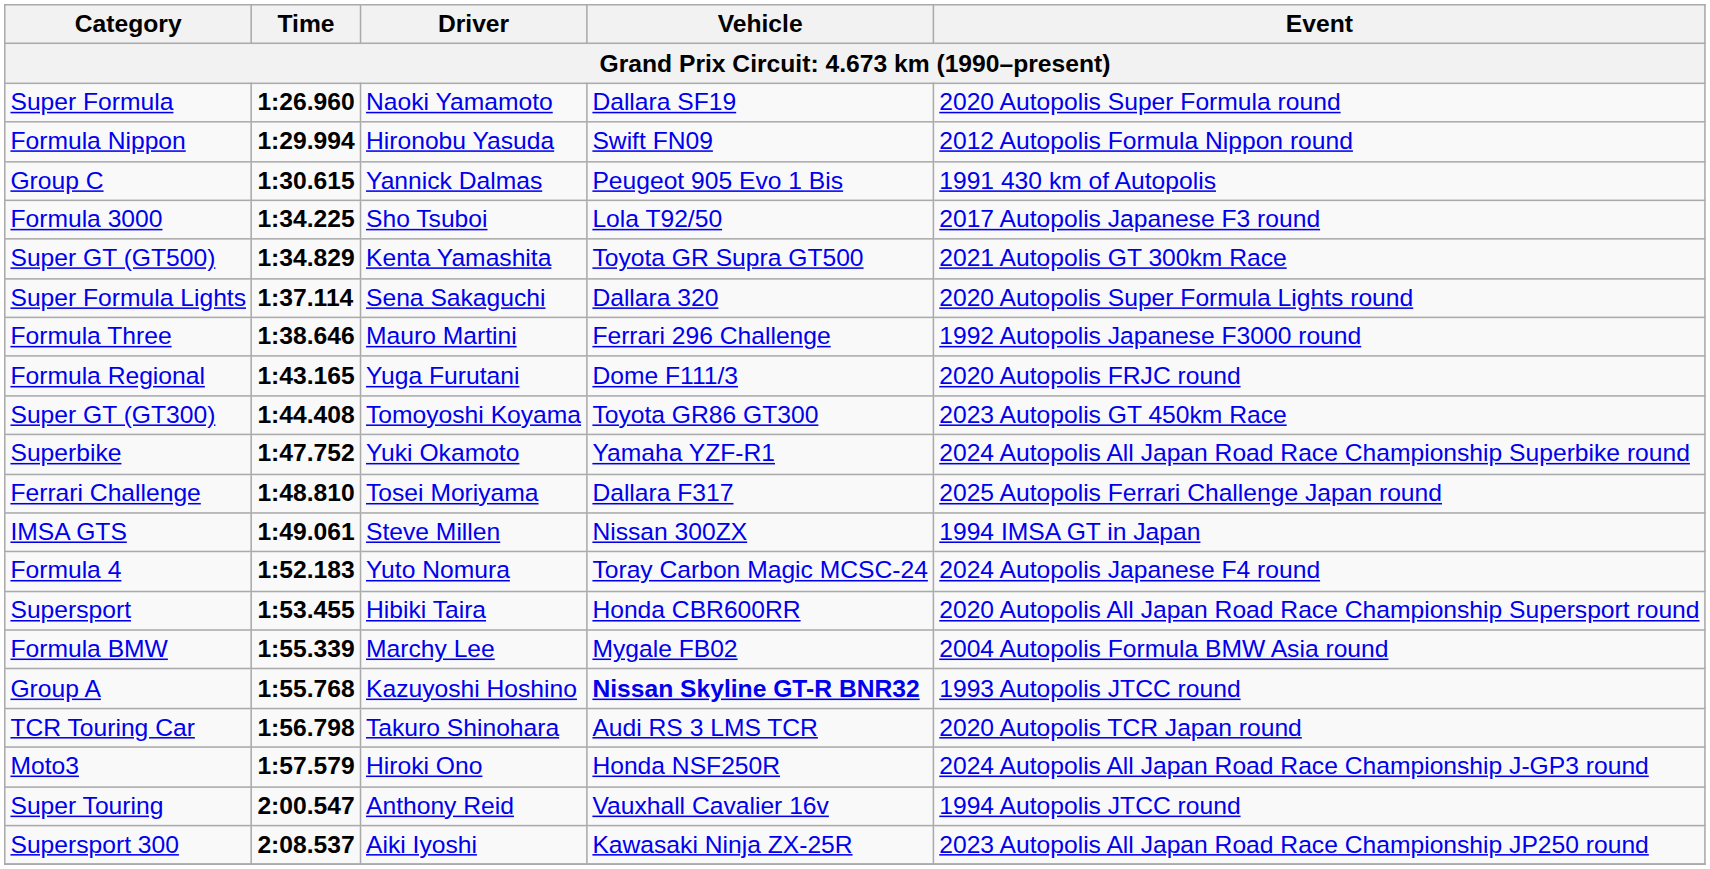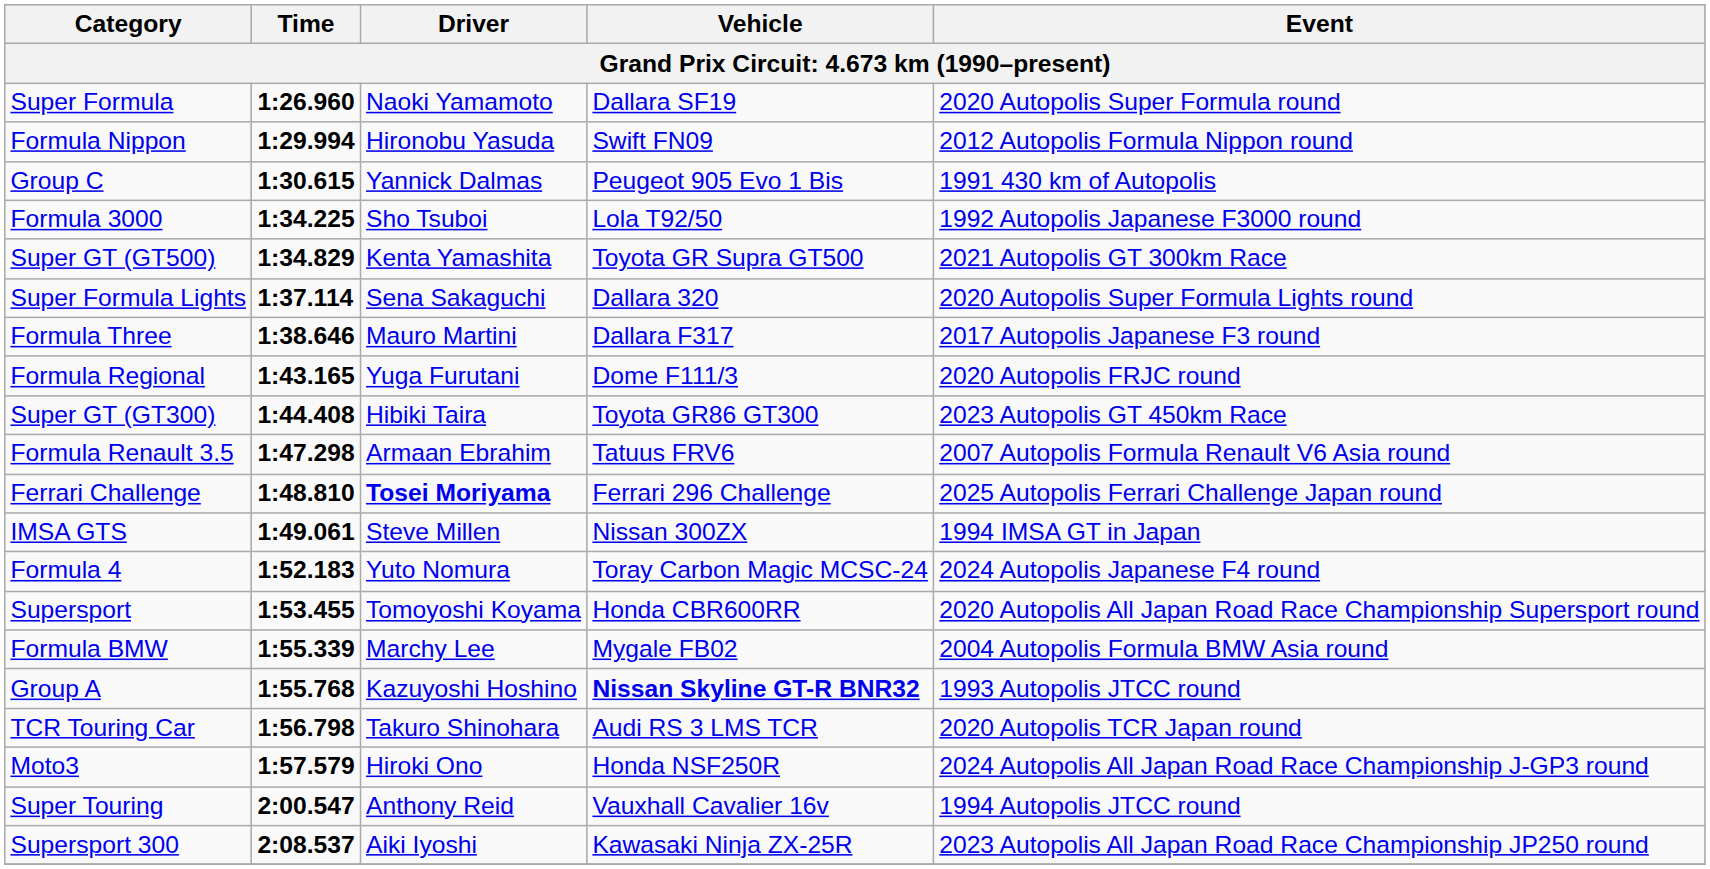(1130, 219) 2017 Autopolis Japanese F3 round -> (1150, 219) 1992 Autopolis Japanese F3000 round
(712, 336) Ferrari 296 Challenge -> (663, 336) Dallara F317
(1150, 336) 1992 Autopolis Japanese F3000 round -> (1130, 336) 2017 Autopolis Japanese F3 round
(474, 414) Tomoyoshi Koyama -> (426, 414) Hibiki Taira
+ row: (122, 453)
- row: (66, 453)
(452, 492) normal -> (458, 492) bold
(663, 492) Dallara F317 -> (712, 492) Ferrari 296 Challenge
(426, 610) Hibiki Taira -> (474, 610) Tomoyoshi Koyama
